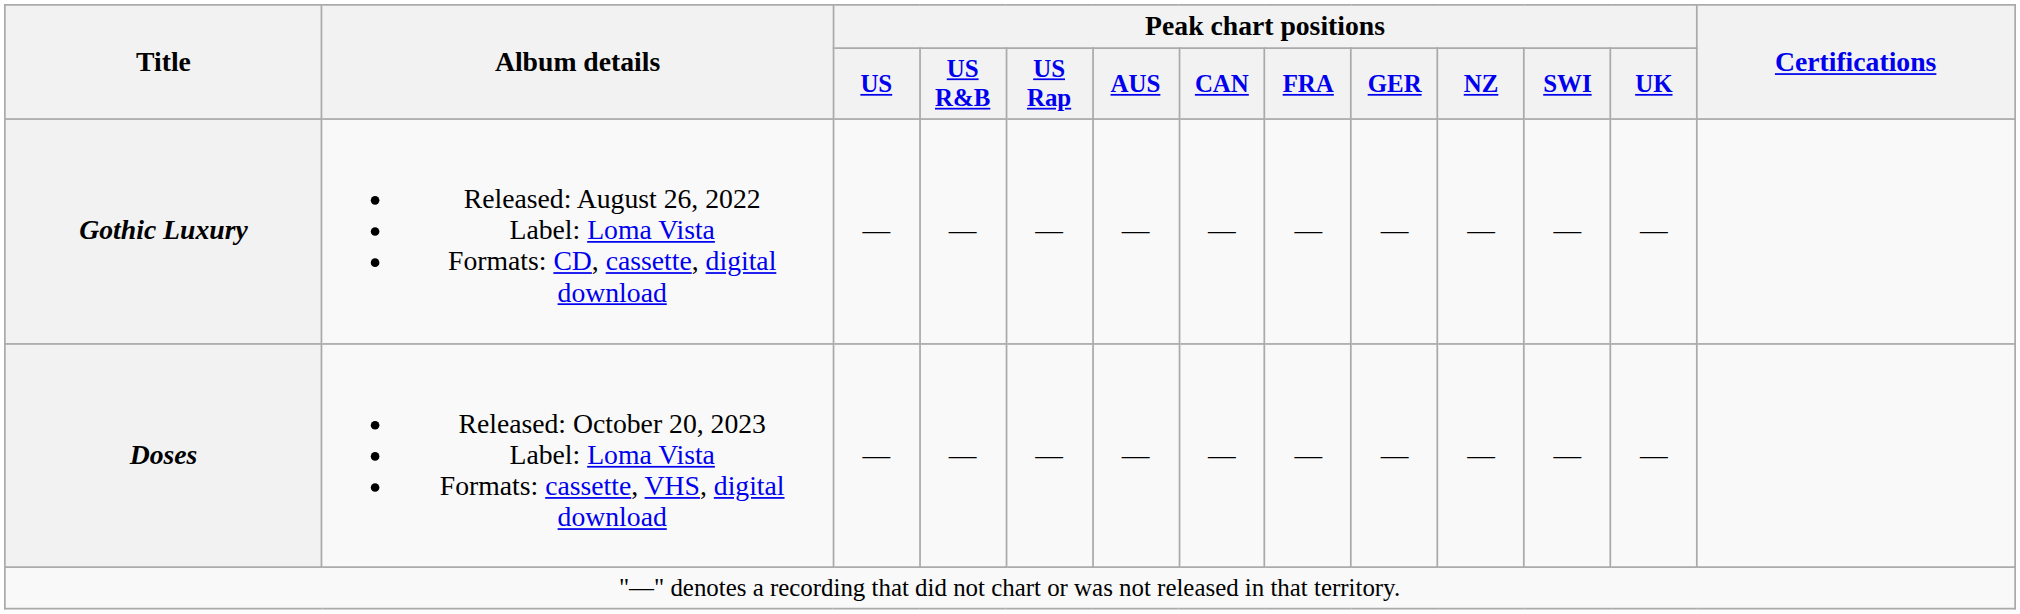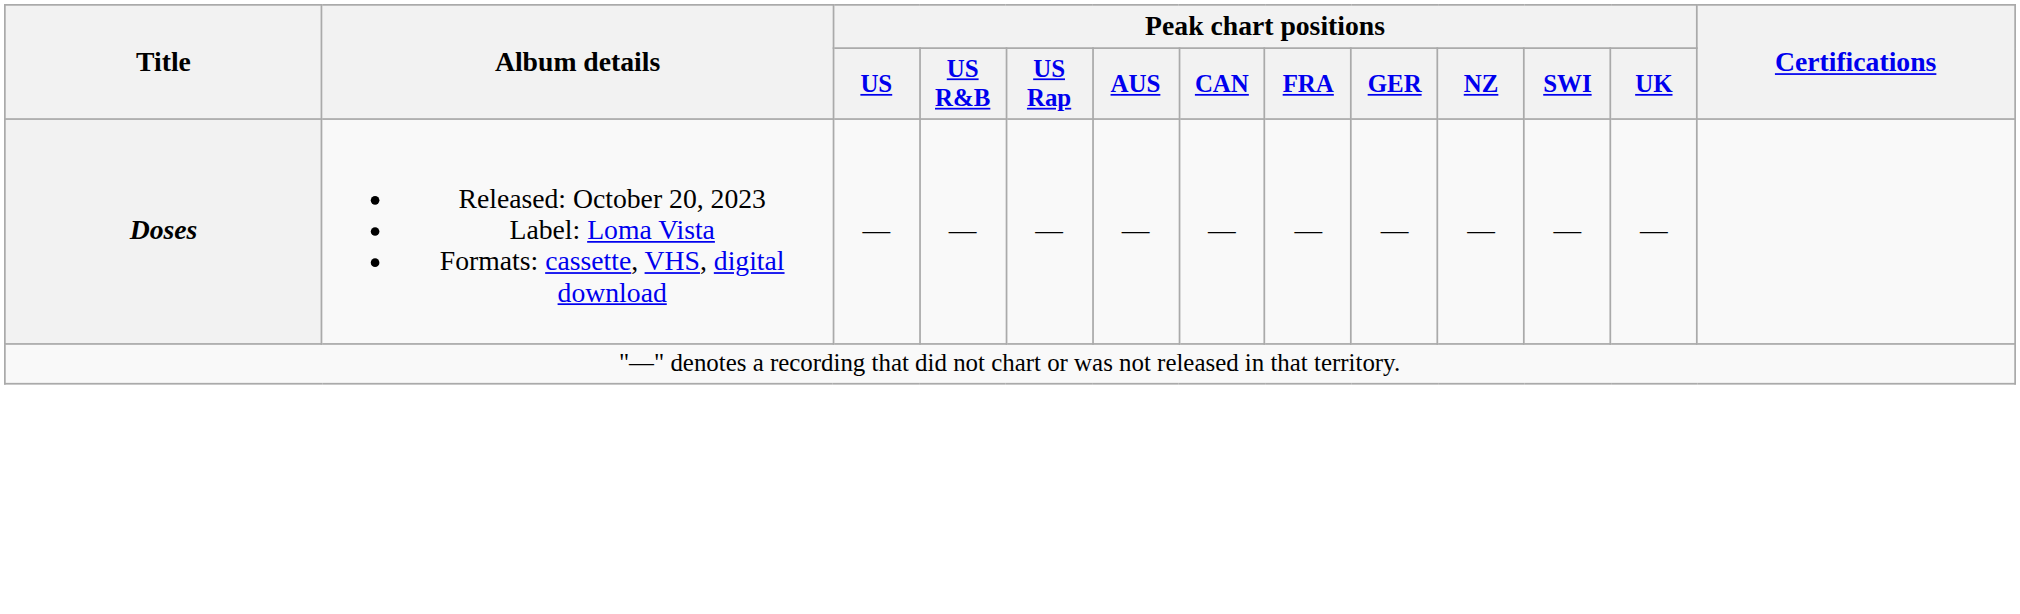- row: (163, 230)
